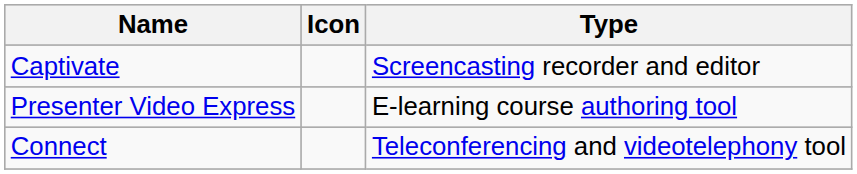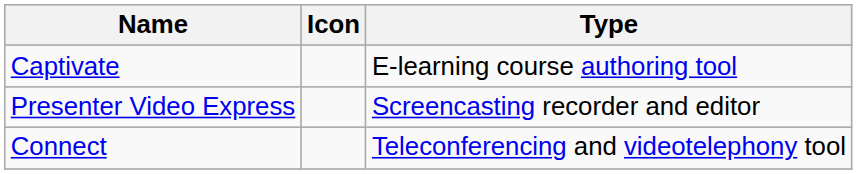(566, 65) Screencasting recorder and editor -> (554, 65) E-learning course authoring tool
(554, 106) E-learning course authoring tool -> (566, 106) Screencasting recorder and editor
